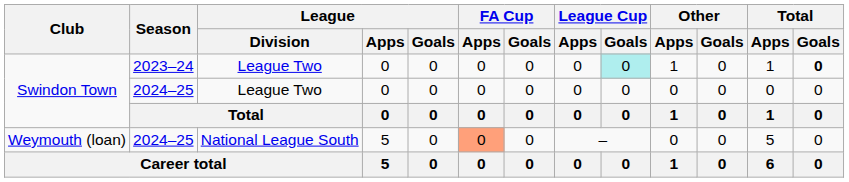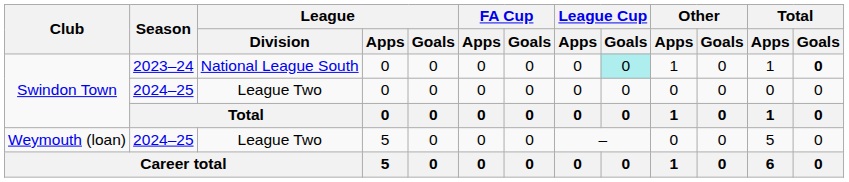(280, 66) League Two -> (280, 66) National League South
(280, 139) National League South -> (280, 139) League Two
(481, 139) lightsalmon background -> (481, 139) no background
